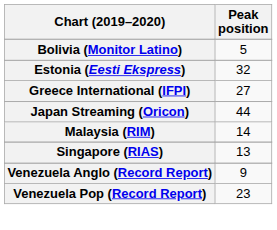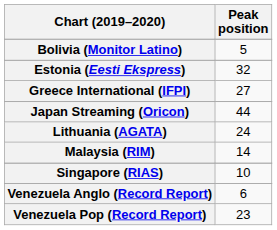+ row: (110, 132)
(243, 152) 13 -> (243, 173) 10
(243, 173) 9 -> (243, 193) 6
